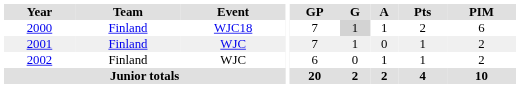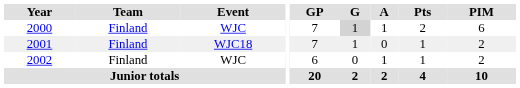(233, 28) WJC18 -> (233, 28) WJC
(233, 44) WJC -> (233, 44) WJC18
